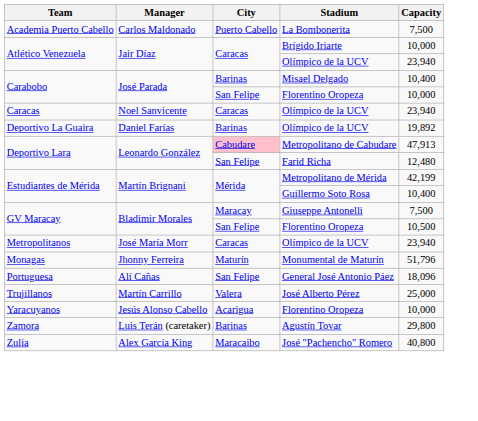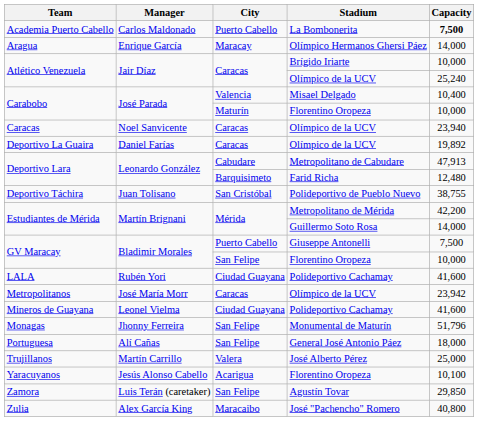(421, 29) normal -> (452, 29) bold
+ row: (22, 45)
(421, 62) 23,940 -> (452, 78) 25,240
(231, 78) Barinas -> (233, 95) Valencia
(237, 95) San Felipe -> (232, 111) Maturín
(231, 128) Barinas -> (232, 144) Caracas
(235, 144) pink background -> (235, 161) no background
(237, 161) San Felipe -> (243, 177) Barquisimeto
+ row: (45, 194)
(421, 177) 42,199 -> (452, 210) 42,200
(421, 194) 10,400 -> (452, 227) 14,000
(233, 210) Maracay -> (246, 243) Puerto Cabello
(421, 227) 10,500 -> (452, 260) 10,000
+ row: (21, 276)
(421, 243) 23,940 -> (452, 293) 23,942
+ row: (50, 309)
(232, 260) Maturín -> (237, 326) San Felipe
(421, 276) 18,096 -> (452, 342) 18,000
(421, 309) 10,000 -> (452, 375) 10,100
(231, 326) Barinas -> (237, 392) San Felipe
(421, 326) 29,800 -> (452, 392) 29,850
